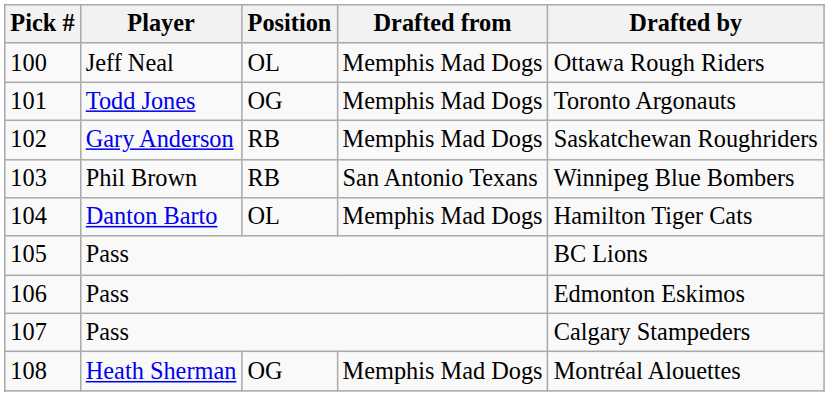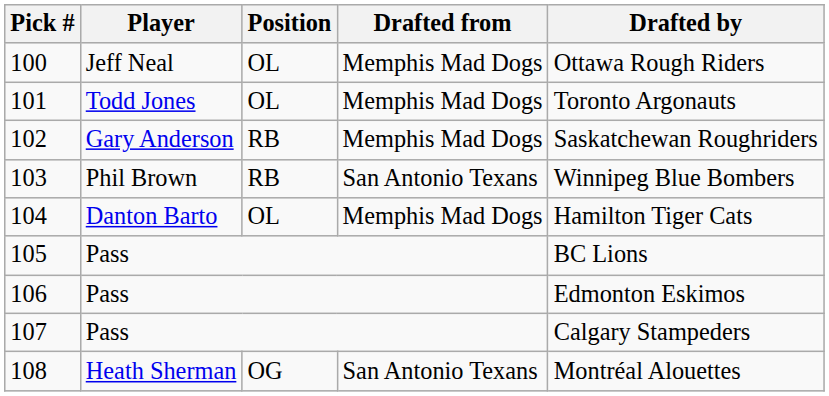(265, 100) OG -> (264, 100) OL
(443, 370) Memphis Mad Dogs -> (440, 370) San Antonio Texans
